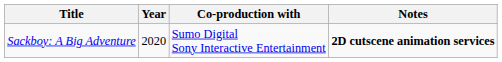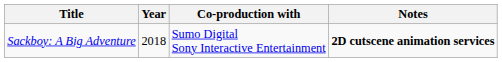(154, 40) 2020 -> (154, 40) 2018
